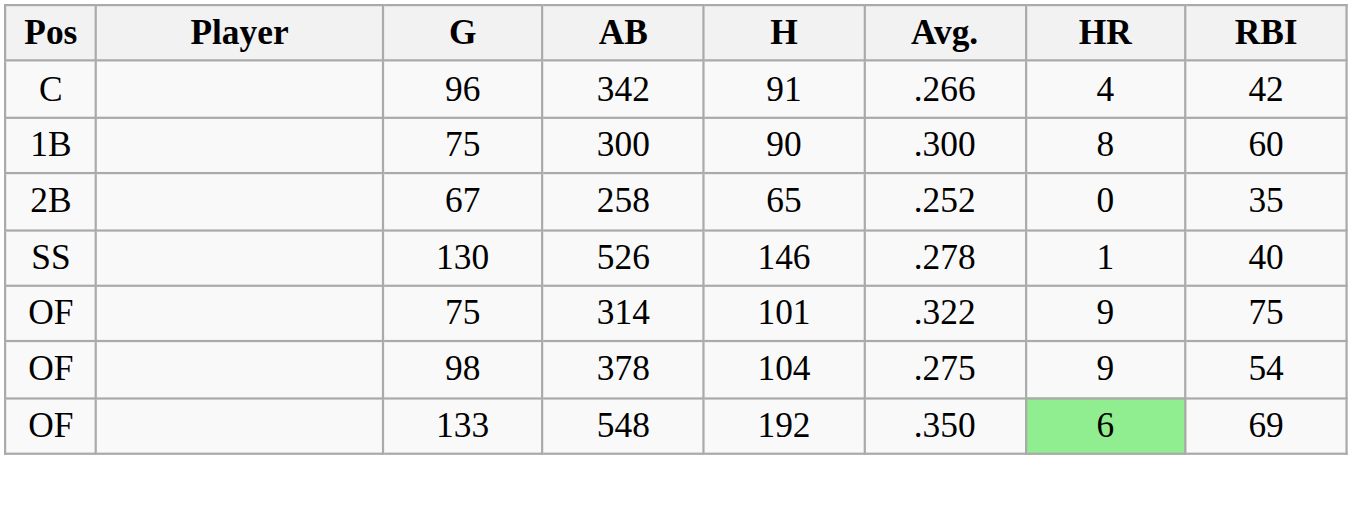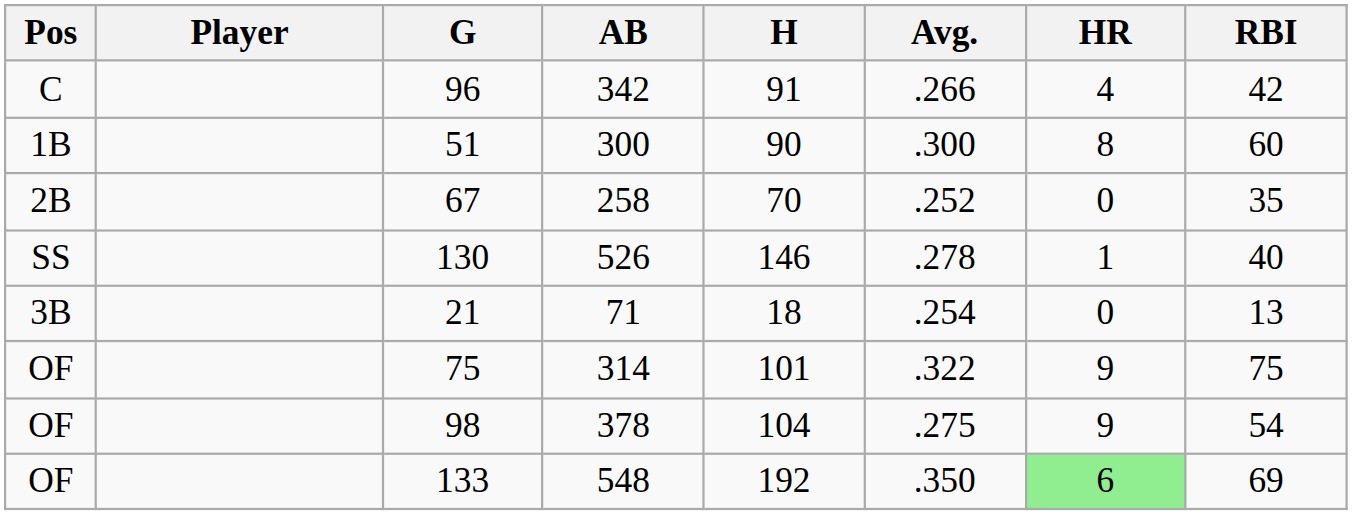(463, 144) 75 -> (463, 144) 51
(784, 200) 65 -> (784, 200) 70
+ row: (623, 312)
